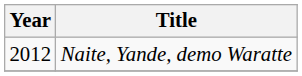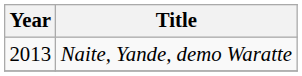(30, 53) 2012 -> (30, 53) 2013
